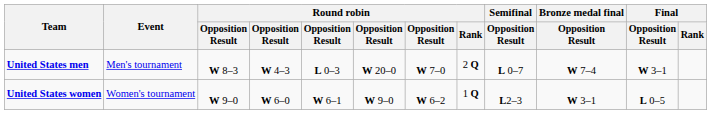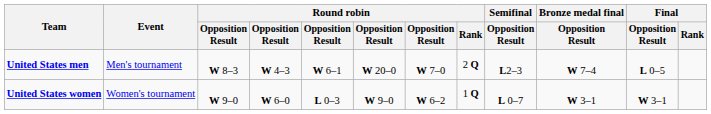(327, 71) L 0–3 -> (327, 71) W 6–1
(511, 71) L 0–7 -> (511, 71) L2–3
(652, 71) W 3–1 -> (652, 71) L 0–5
(327, 101) W 6–1 -> (327, 101) L 0–3
(511, 101) L2–3 -> (511, 101) L 0–7
(652, 101) L 0–5 -> (652, 101) W 3–1
